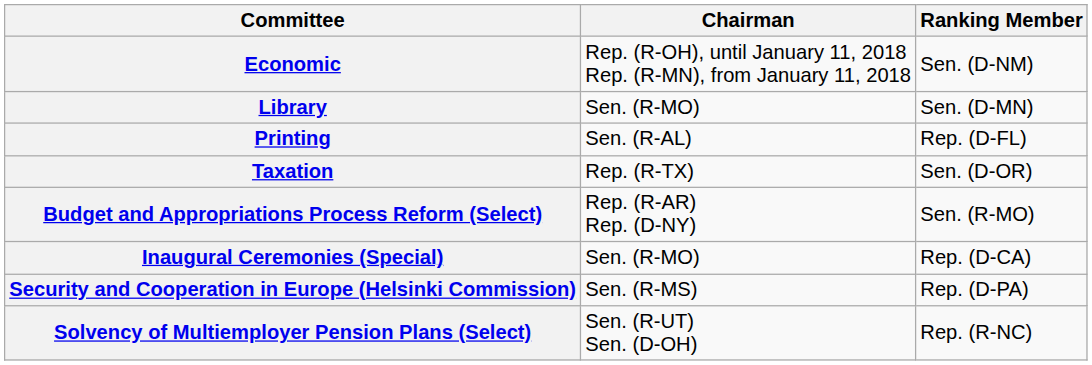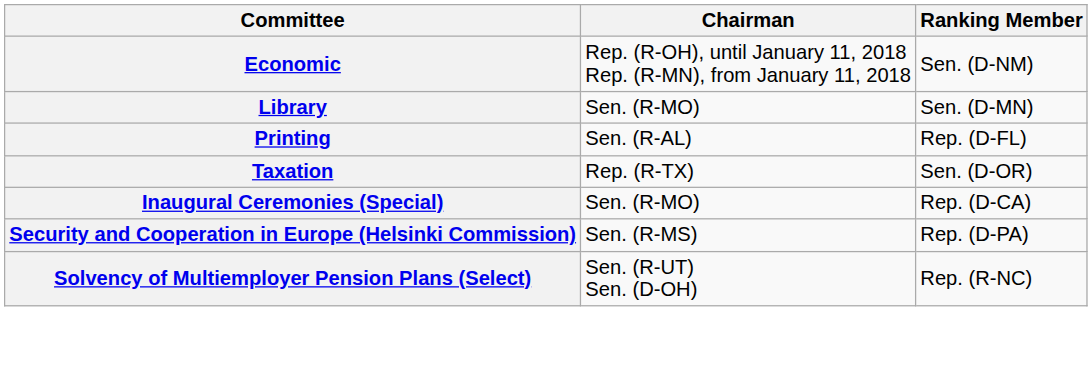- row: (293, 214)
